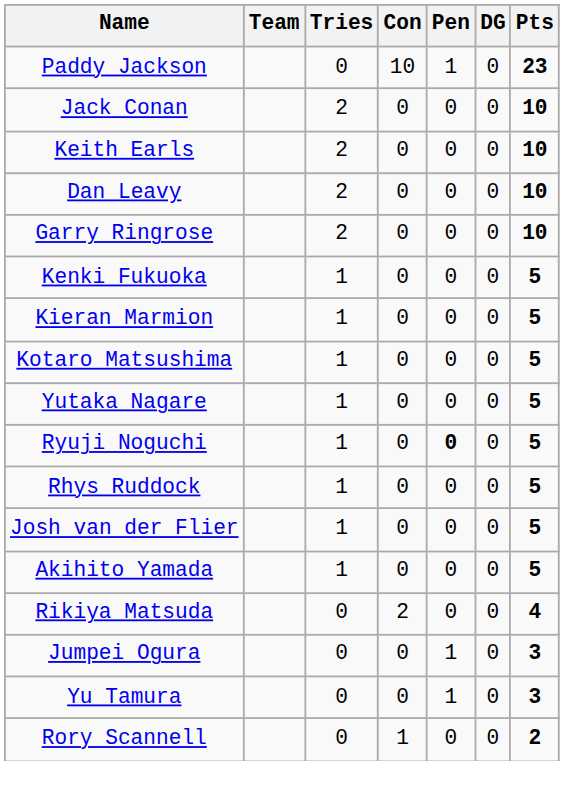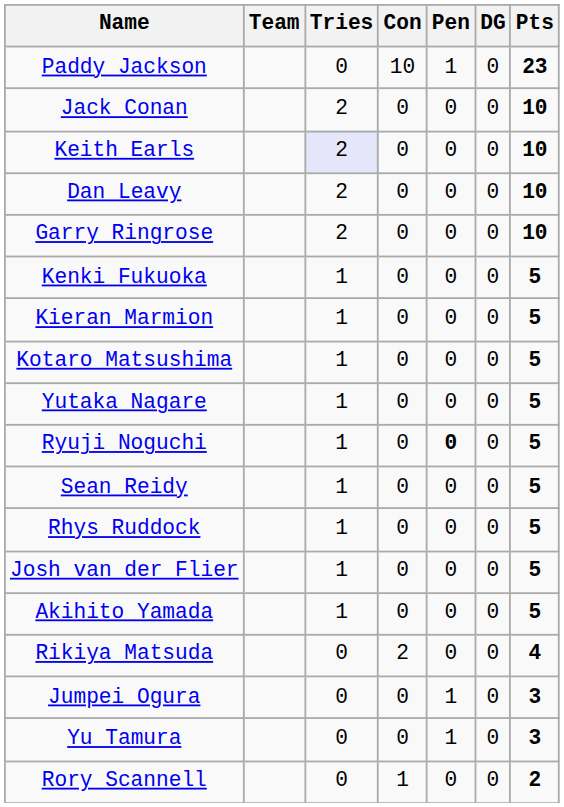(342, 150) no background -> (342, 150) lavender background
+ row: (124, 486)
